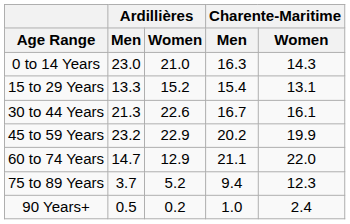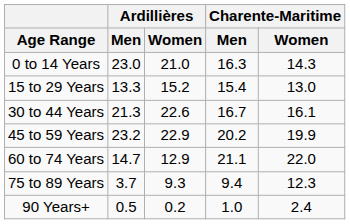(301, 87) 13.1 -> (301, 87) 13.0
(175, 183) 5.2 -> (175, 183) 9.3
